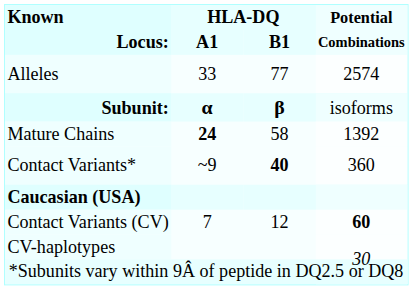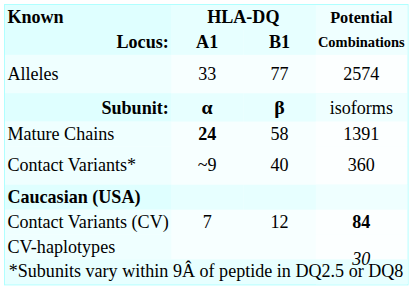(361, 133) 1392 -> (361, 133) 1391
(279, 165) bold -> (279, 165) normal
(361, 222) 60 -> (361, 222) 84
